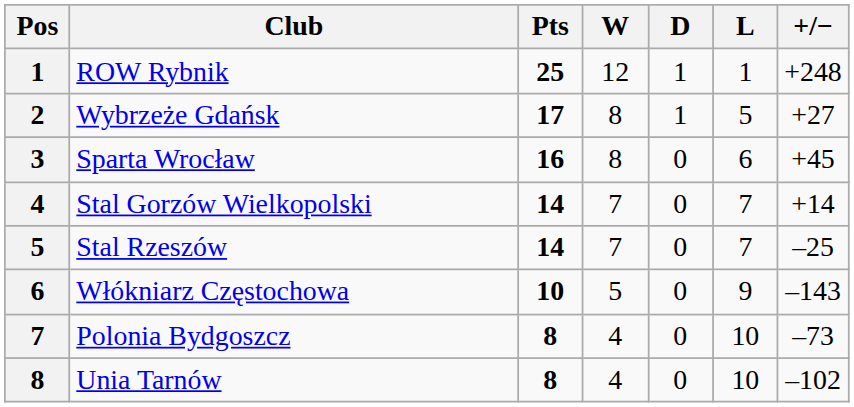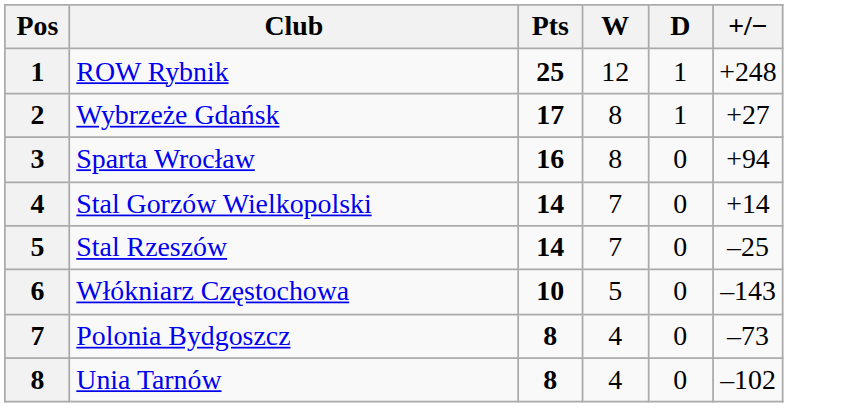- column: (745, 26)
(813, 159) +45 -> (748, 159) +94
